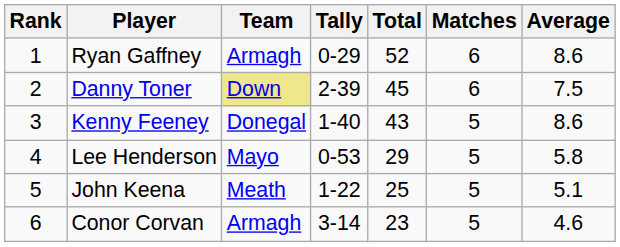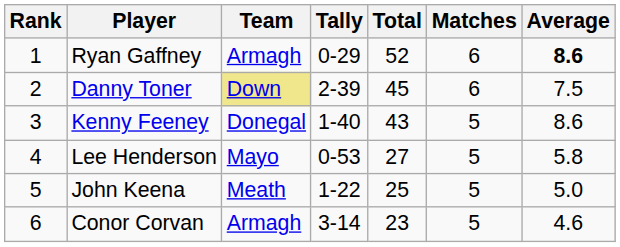(568, 55) normal -> (568, 55) bold
(397, 156) 29 -> (397, 156) 27
(568, 190) 5.1 -> (568, 190) 5.0
